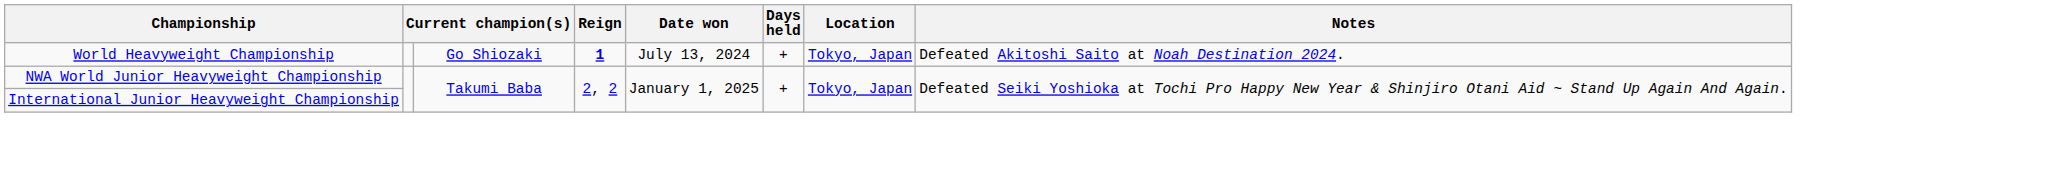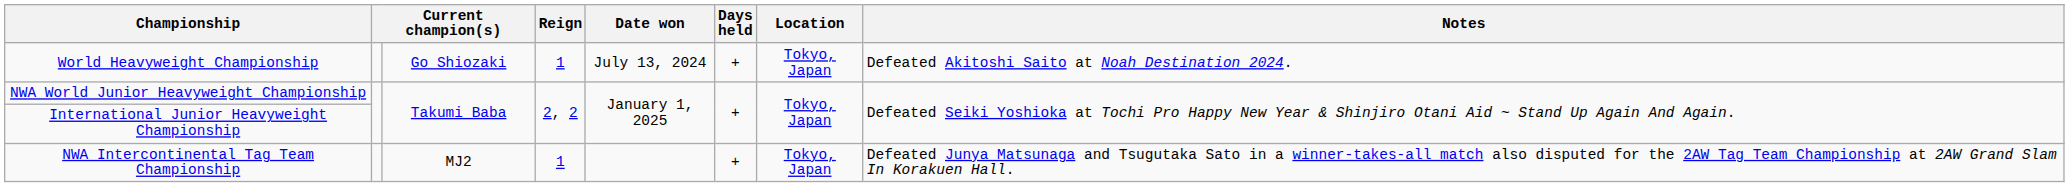(600, 55) bold -> (560, 62) normal
+ row: (188, 162)
